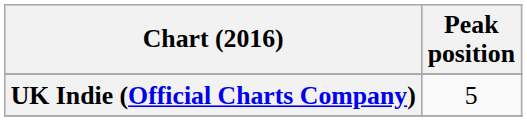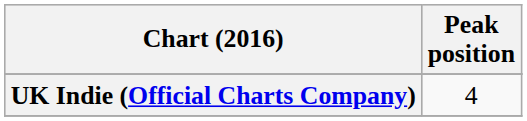(471, 94) 5 -> (471, 94) 4
